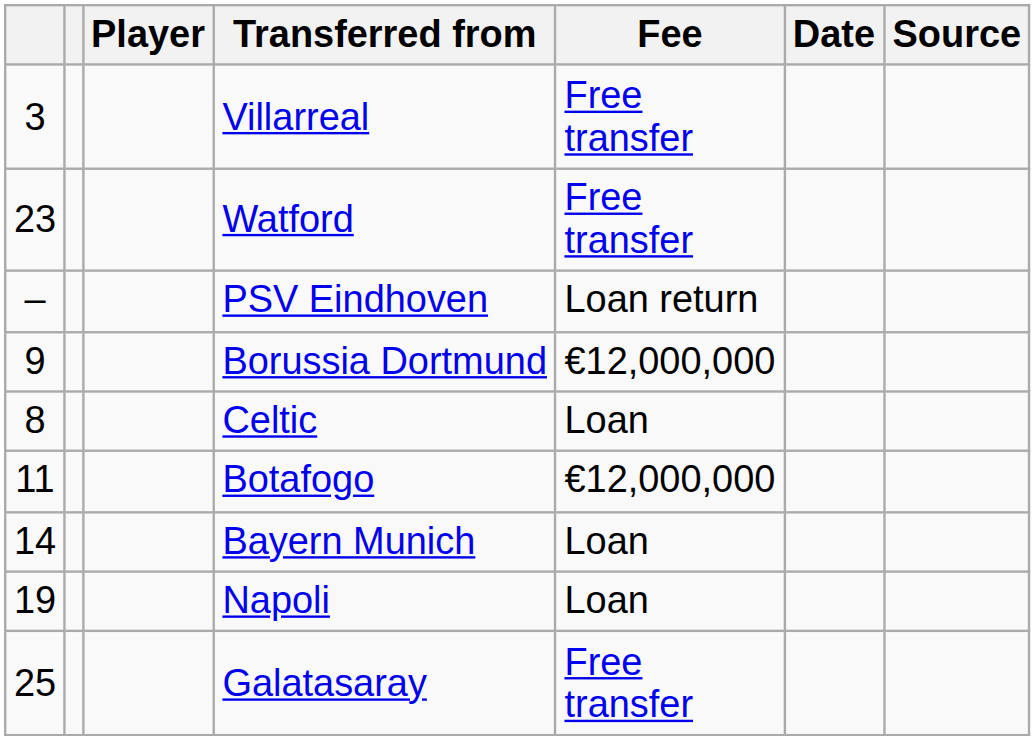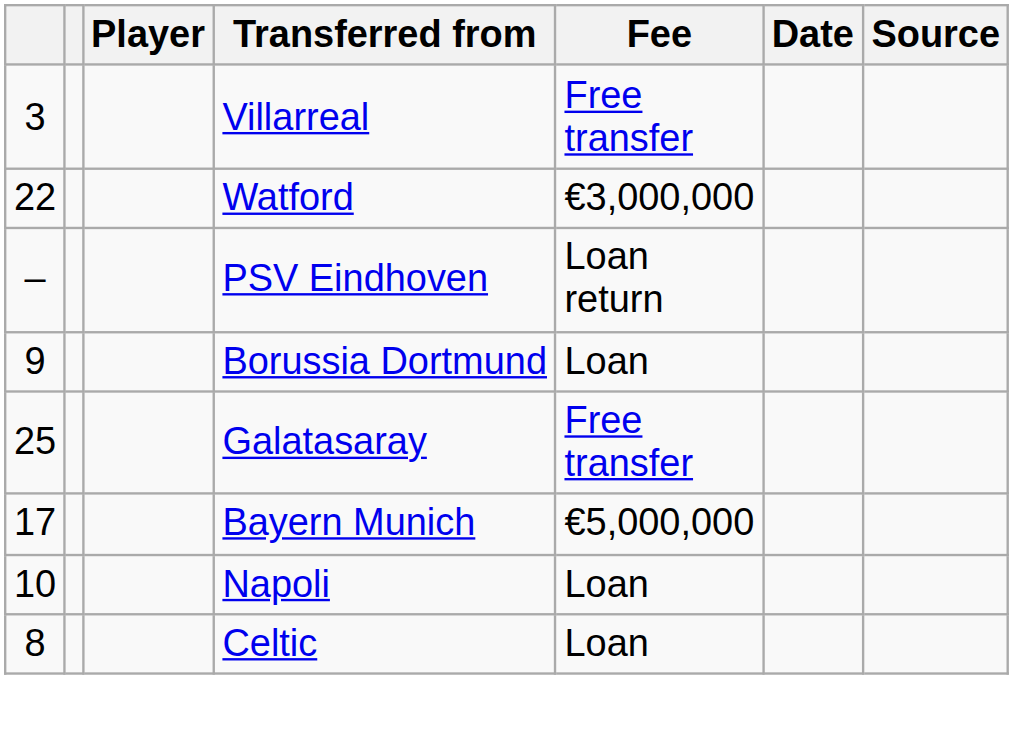(35, 218) 23 -> (35, 197) 22
(629, 218) Free transfer -> (659, 197) €3,000,000
(670, 360) €12,000,000 -> (607, 360) Loan
rows swapped: (325, 682) <-> (270, 420)
- row: (298, 480)
(35, 540) 14 -> (35, 523) 17
(607, 540) Loan -> (659, 523) €5,000,000
(35, 600) 19 -> (35, 583) 10
